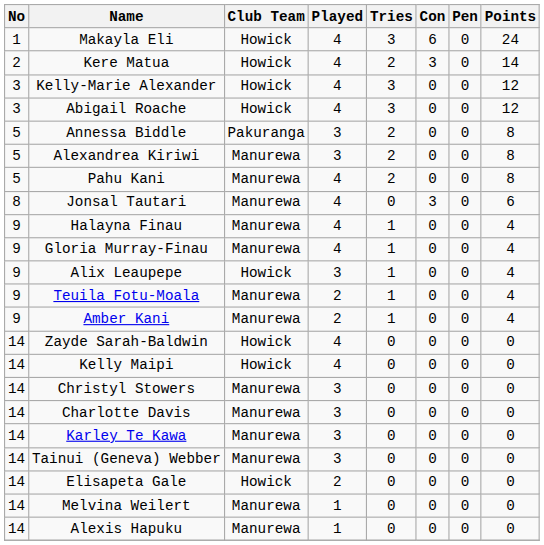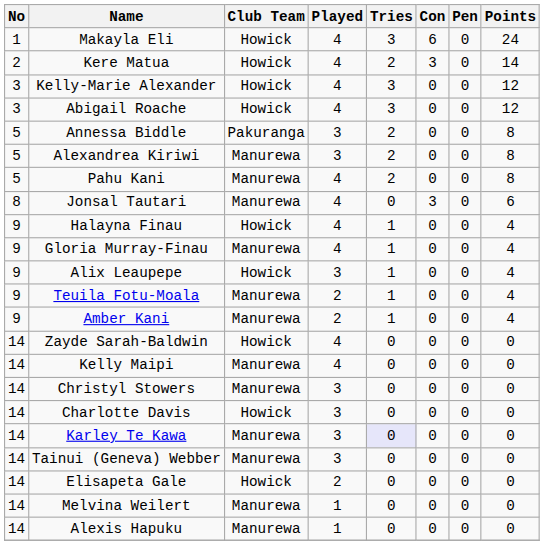(266, 226) Manurewa -> (266, 226) Howick
(266, 366) Howick -> (266, 366) Manurewa
(266, 412) Manurewa -> (266, 412) Howick
(391, 436) no background -> (391, 436) lavender background
